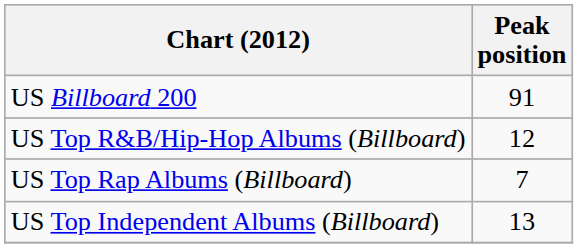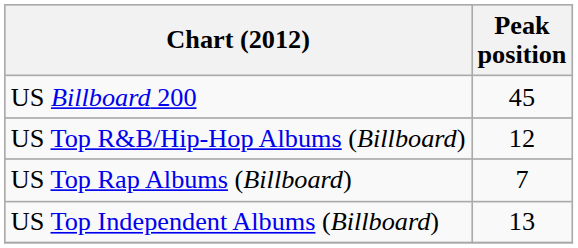(522, 96) 91 -> (522, 96) 45
